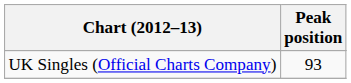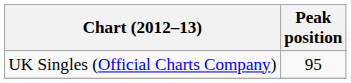(313, 64) 93 -> (313, 64) 95
